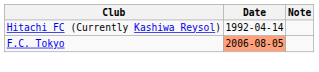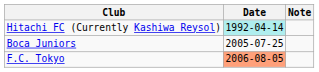(255, 28) no background -> (255, 28) paleturquoise background
+ row: (41, 44)
